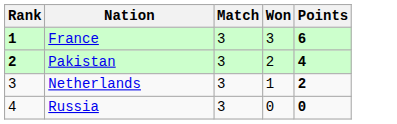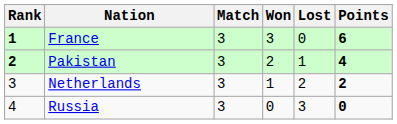+ column: (315, 16)
